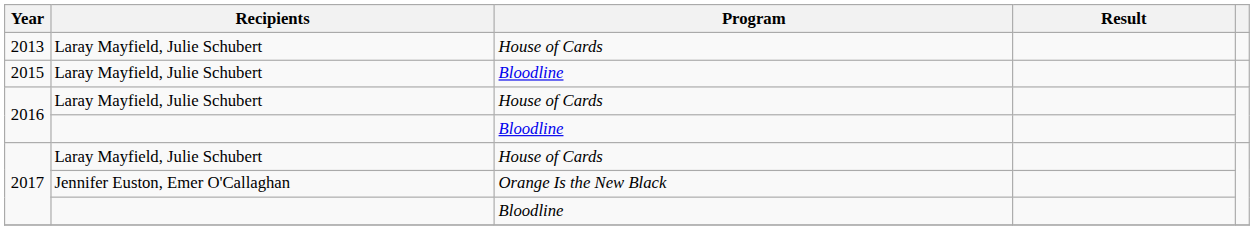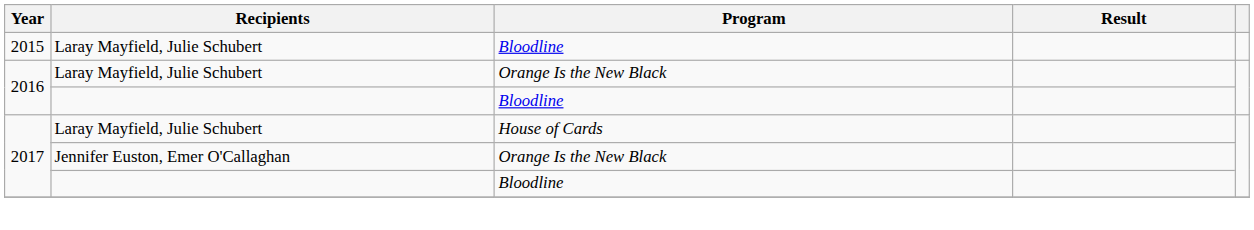- row: (28, 46)
(551, 101) House of Cards -> (582, 73) Orange Is the New Black
